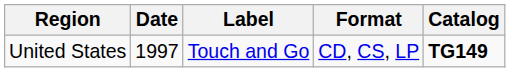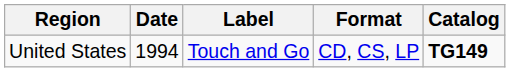(157, 50) 1997 -> (157, 50) 1994
